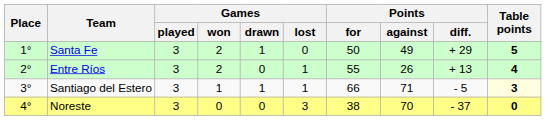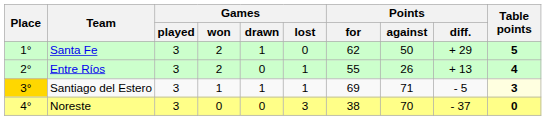(353, 50) 50 -> (353, 50) 62
(407, 50) 49 -> (407, 50) 50
(26, 87) no background -> (26, 87) gold background
(353, 87) 66 -> (353, 87) 69
